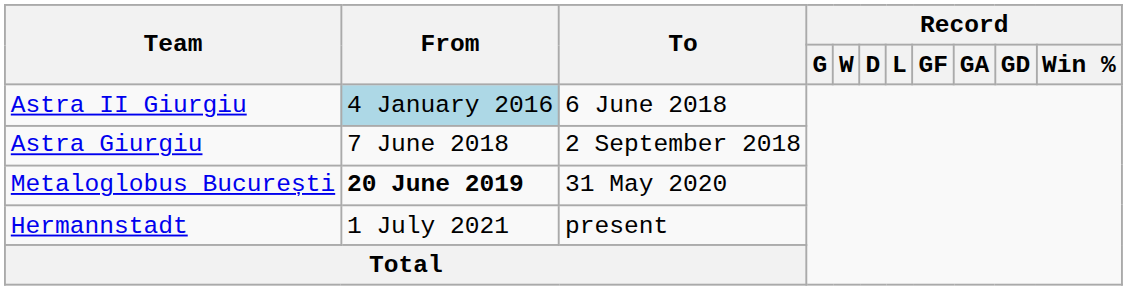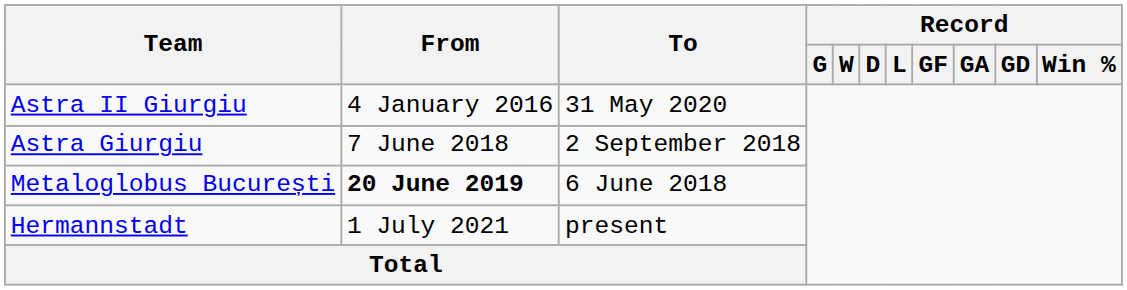(450, 105) lightblue background -> (450, 105) no background
(646, 105) 6 June 2018 -> (646, 105) 31 May 2020
(646, 185) 31 May 2020 -> (646, 185) 6 June 2018
